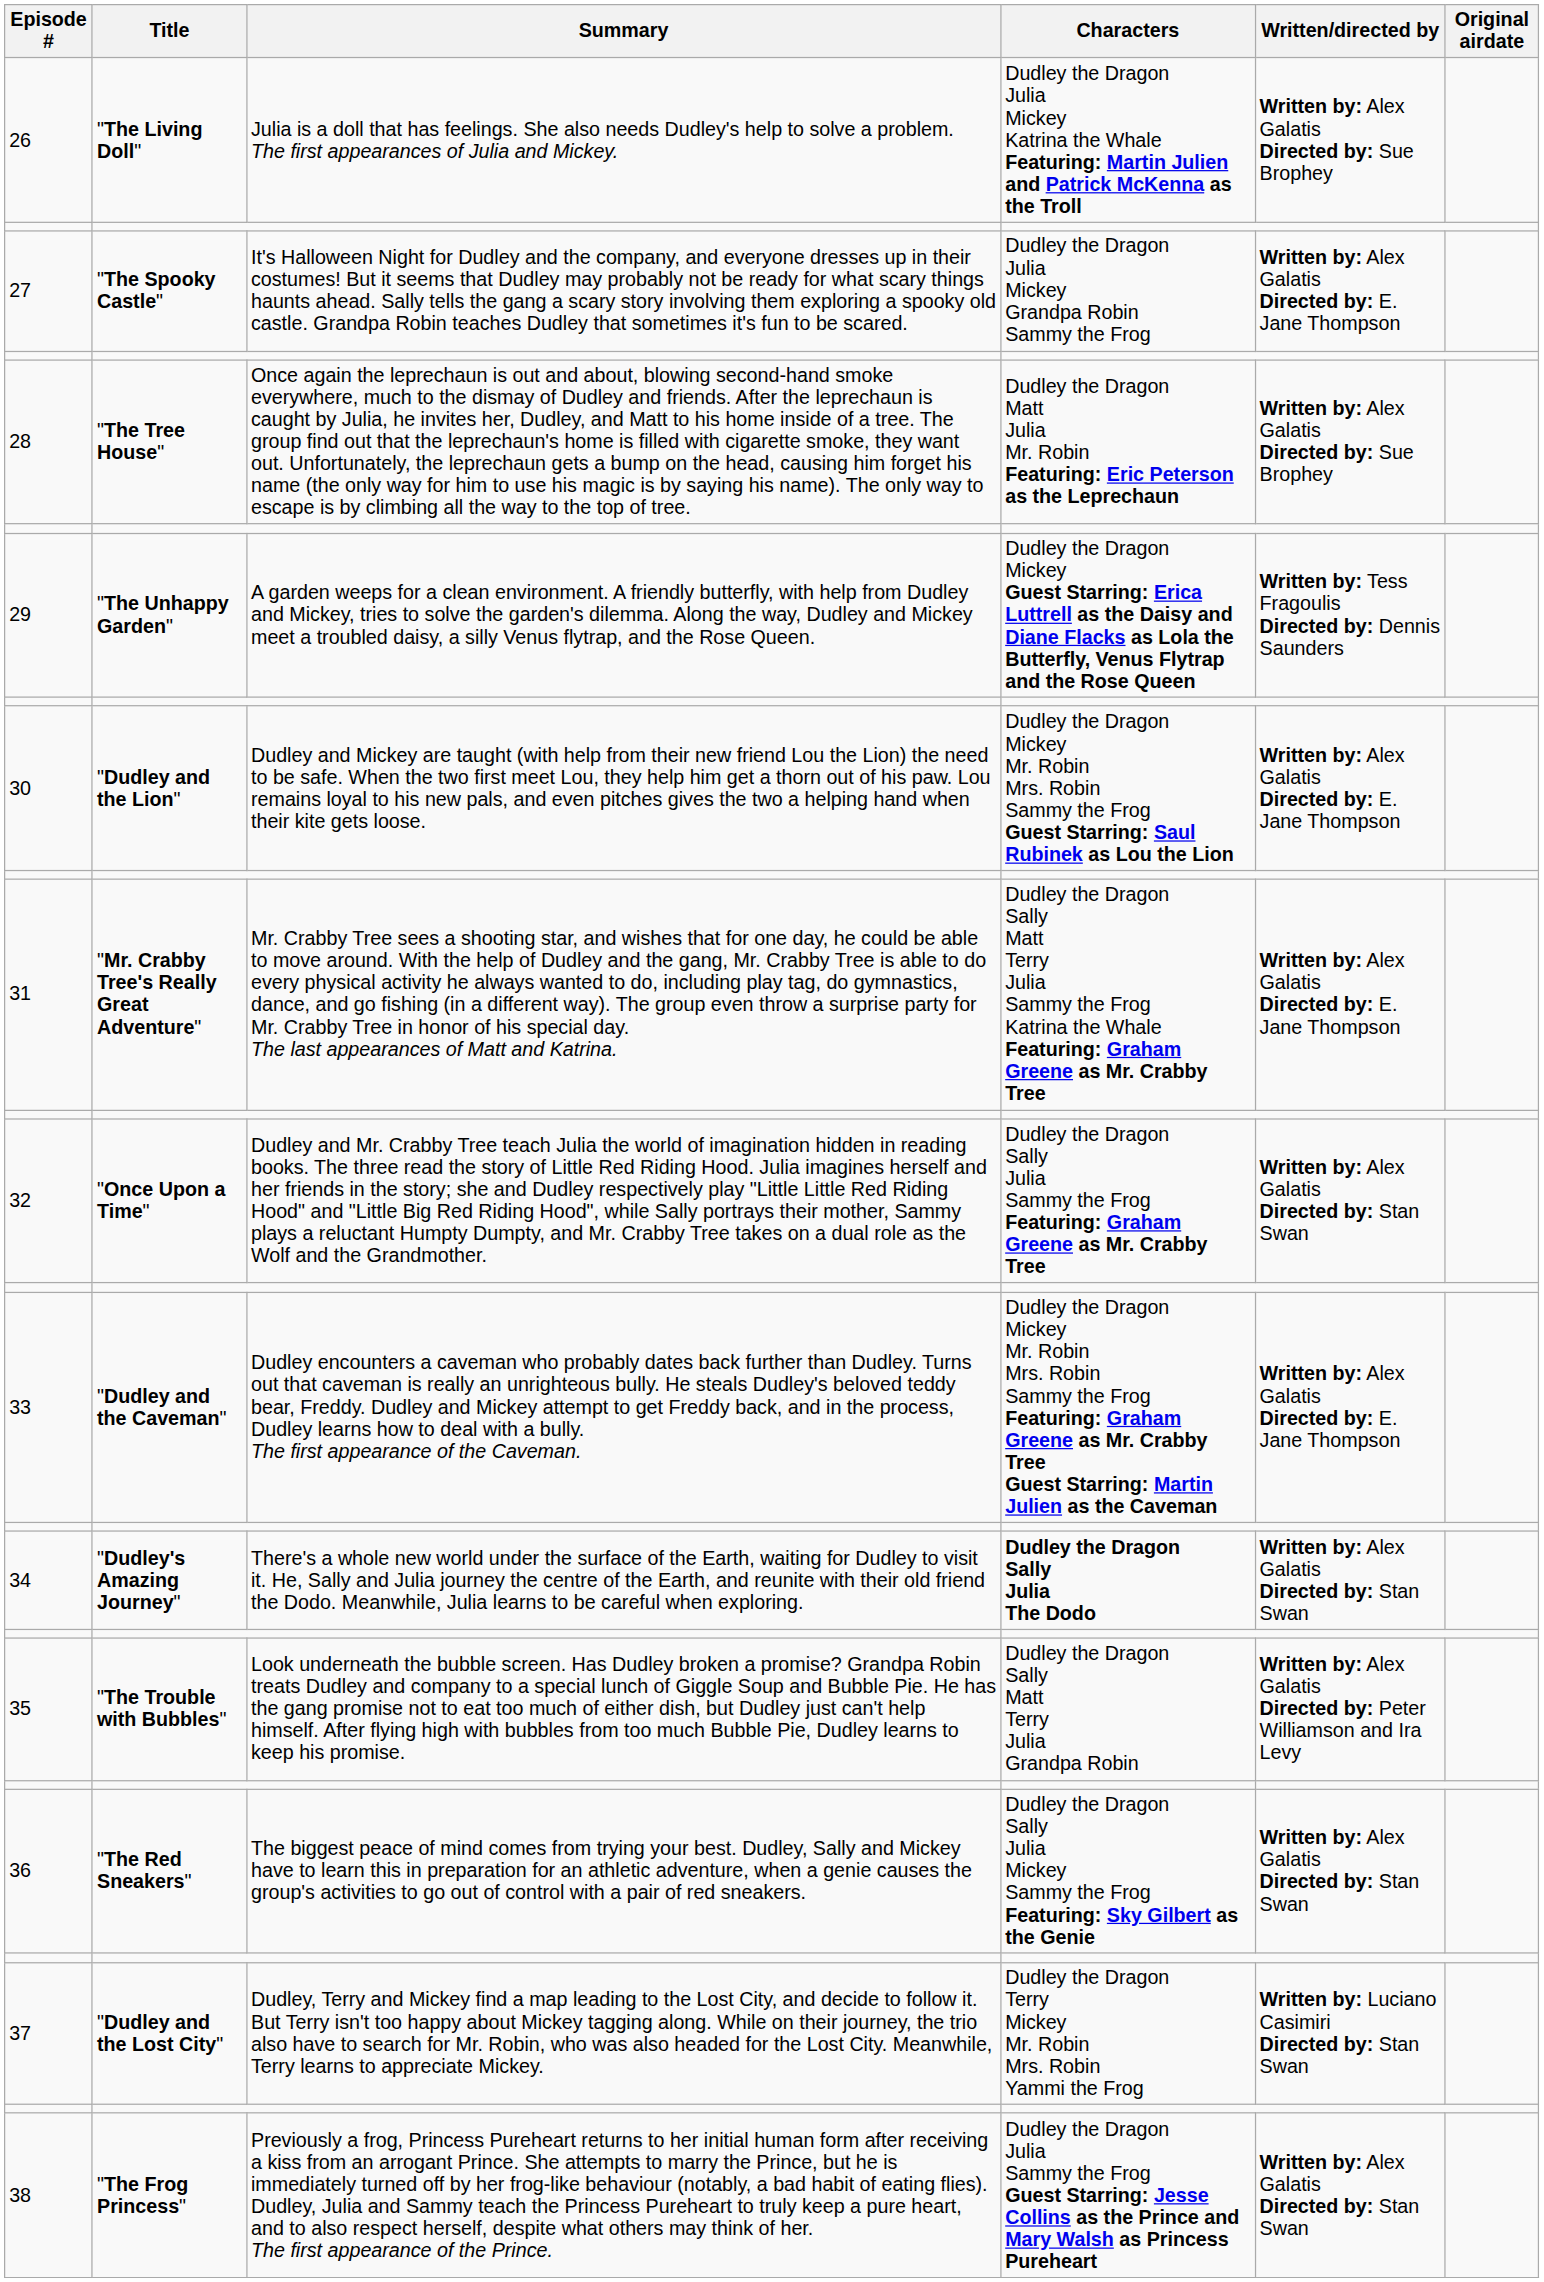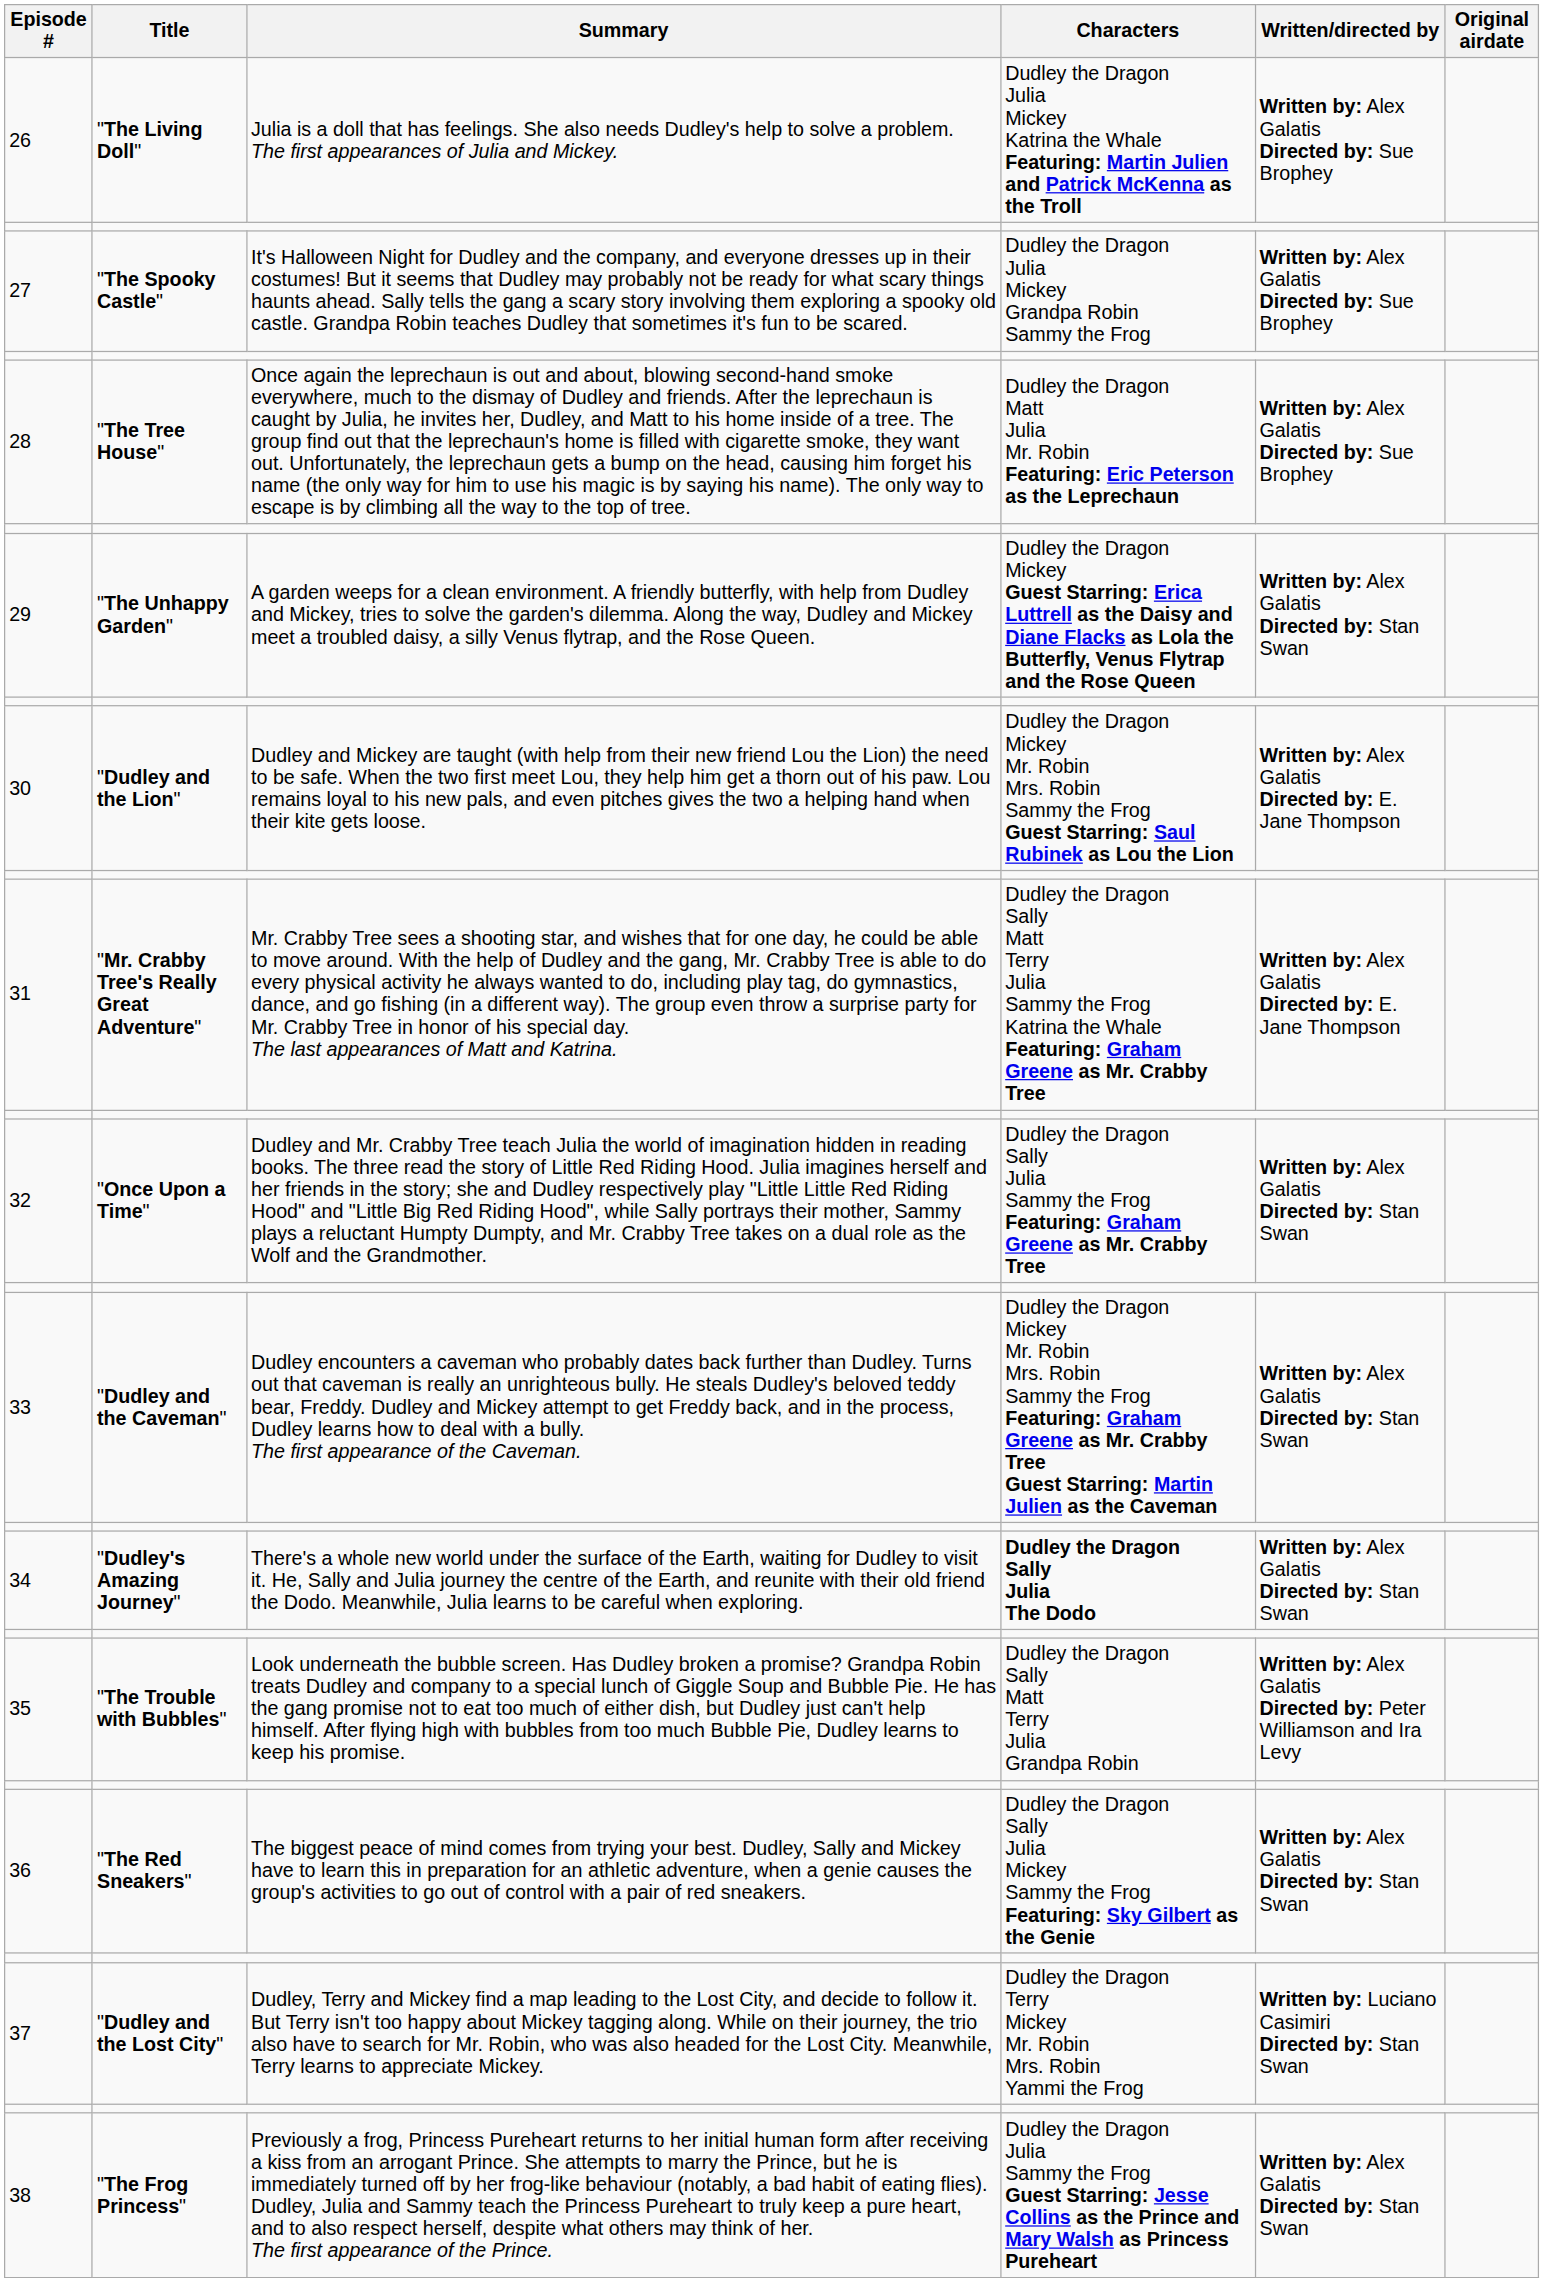(1332, 290) Written by: Alex Galatis Directed by: E. Jane Thompson -> (1337, 290) Written by: Alex Galatis Directed by: Sue Brophey
(1350, 614) Written by: Tess Fragoulis Directed by: Dennis Saunders -> (1339, 614) Written by: Alex Galatis Directed by: Stan Swan
(1332, 1407) Written by: Alex Galatis Directed by: E. Jane Thompson -> (1339, 1407) Written by: Alex Galatis Directed by: Stan Swan
